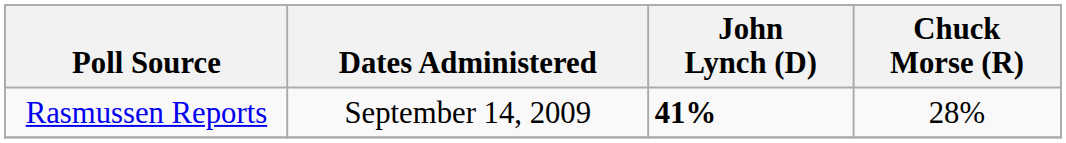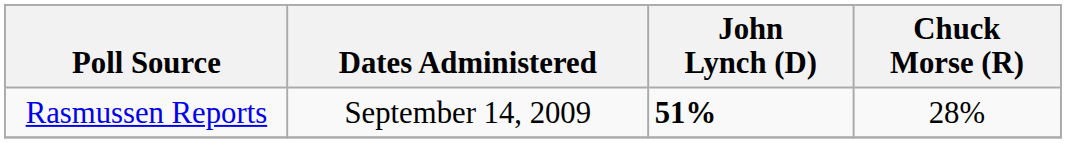(685, 112) 41% -> (685, 112) 51%
